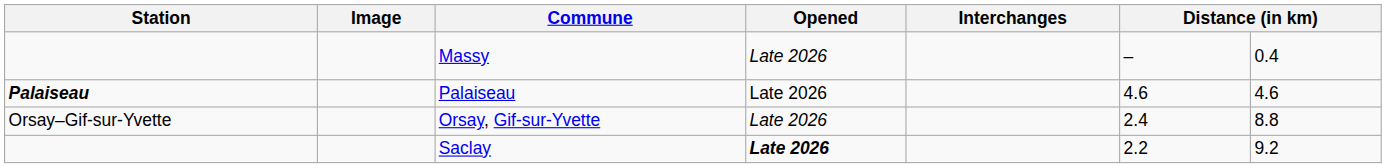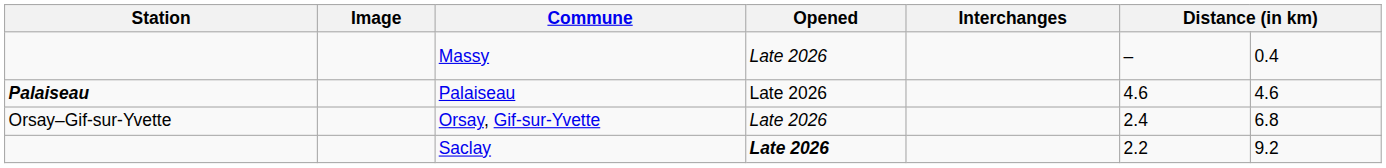(1267, 120) 8.8 -> (1267, 120) 6.8
